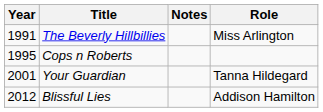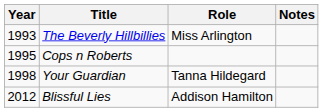columns swapped: (264, 14) <-> (189, 14)
(22, 35) 1991 -> (22, 35) 1993
(22, 76) 2001 -> (22, 76) 1998
